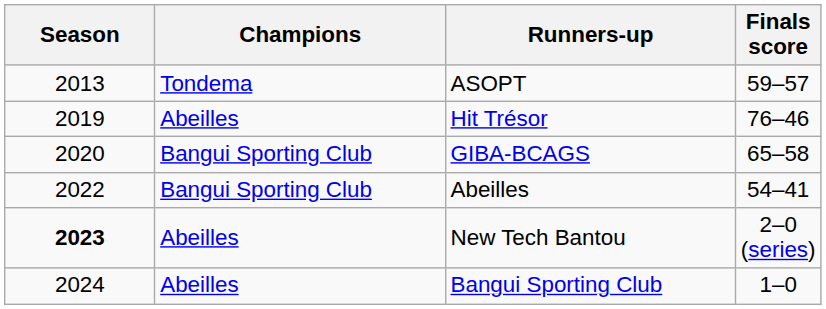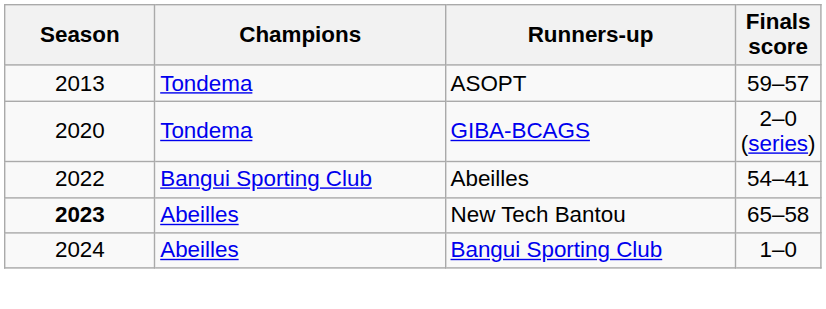- row: (499, 118)
(266, 154) Bangui Sporting Club -> (206, 131) Tondema
(778, 154) 65–58 -> (778, 131) 2–0 (series)
(778, 237) 2–0 (series) -> (778, 214) 65–58
